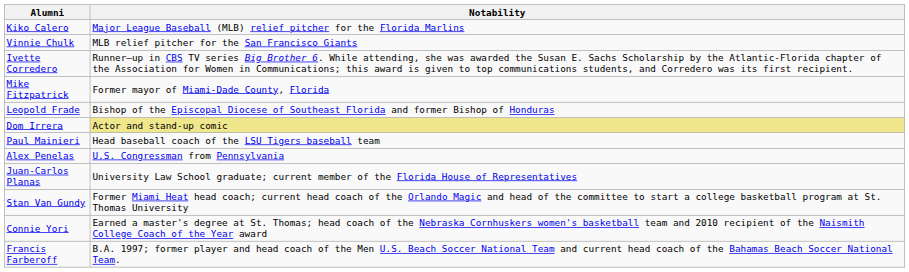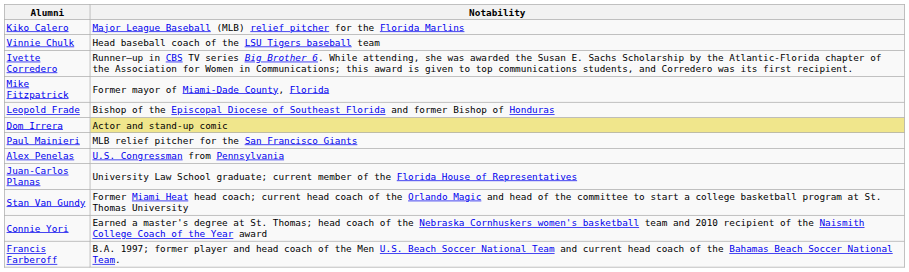(225, 42) MLB relief pitcher for the San Francisco Giants -> (236, 42) Head baseball coach of the LSU Tigers baseball team
(236, 140) Head baseball coach of the LSU Tigers baseball team -> (225, 140) MLB relief pitcher for the San Francisco Giants
